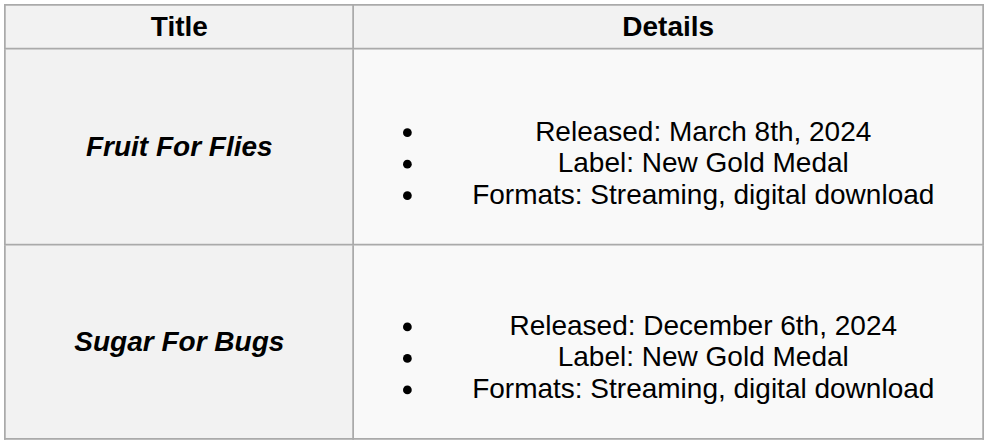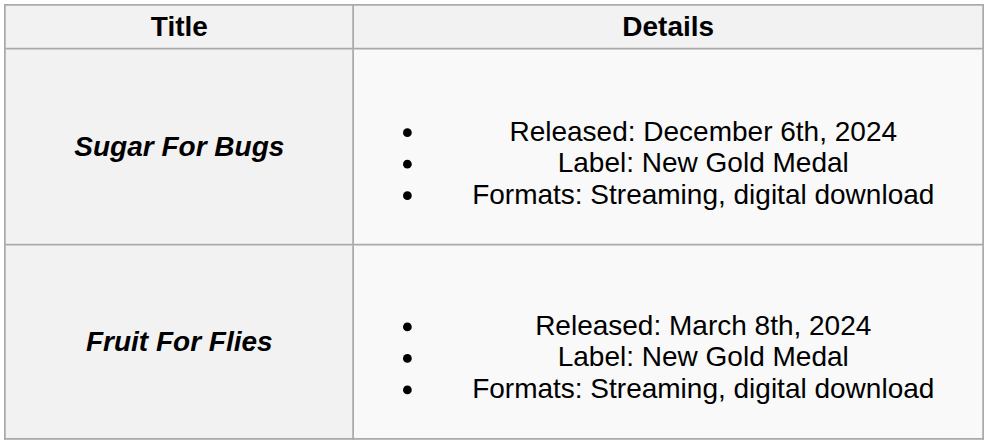rows swapped: (179, 146) <-> (179, 341)
